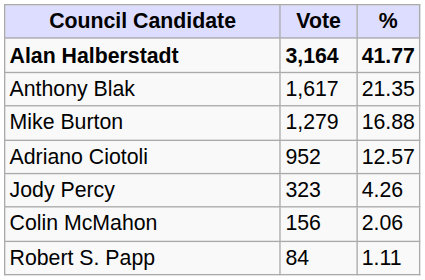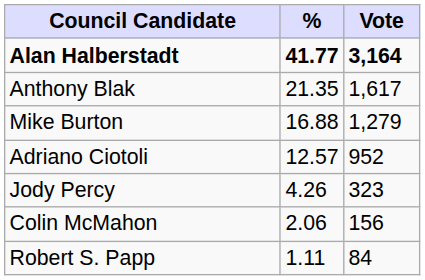columns swapped: (319, 21) <-> (388, 21)
